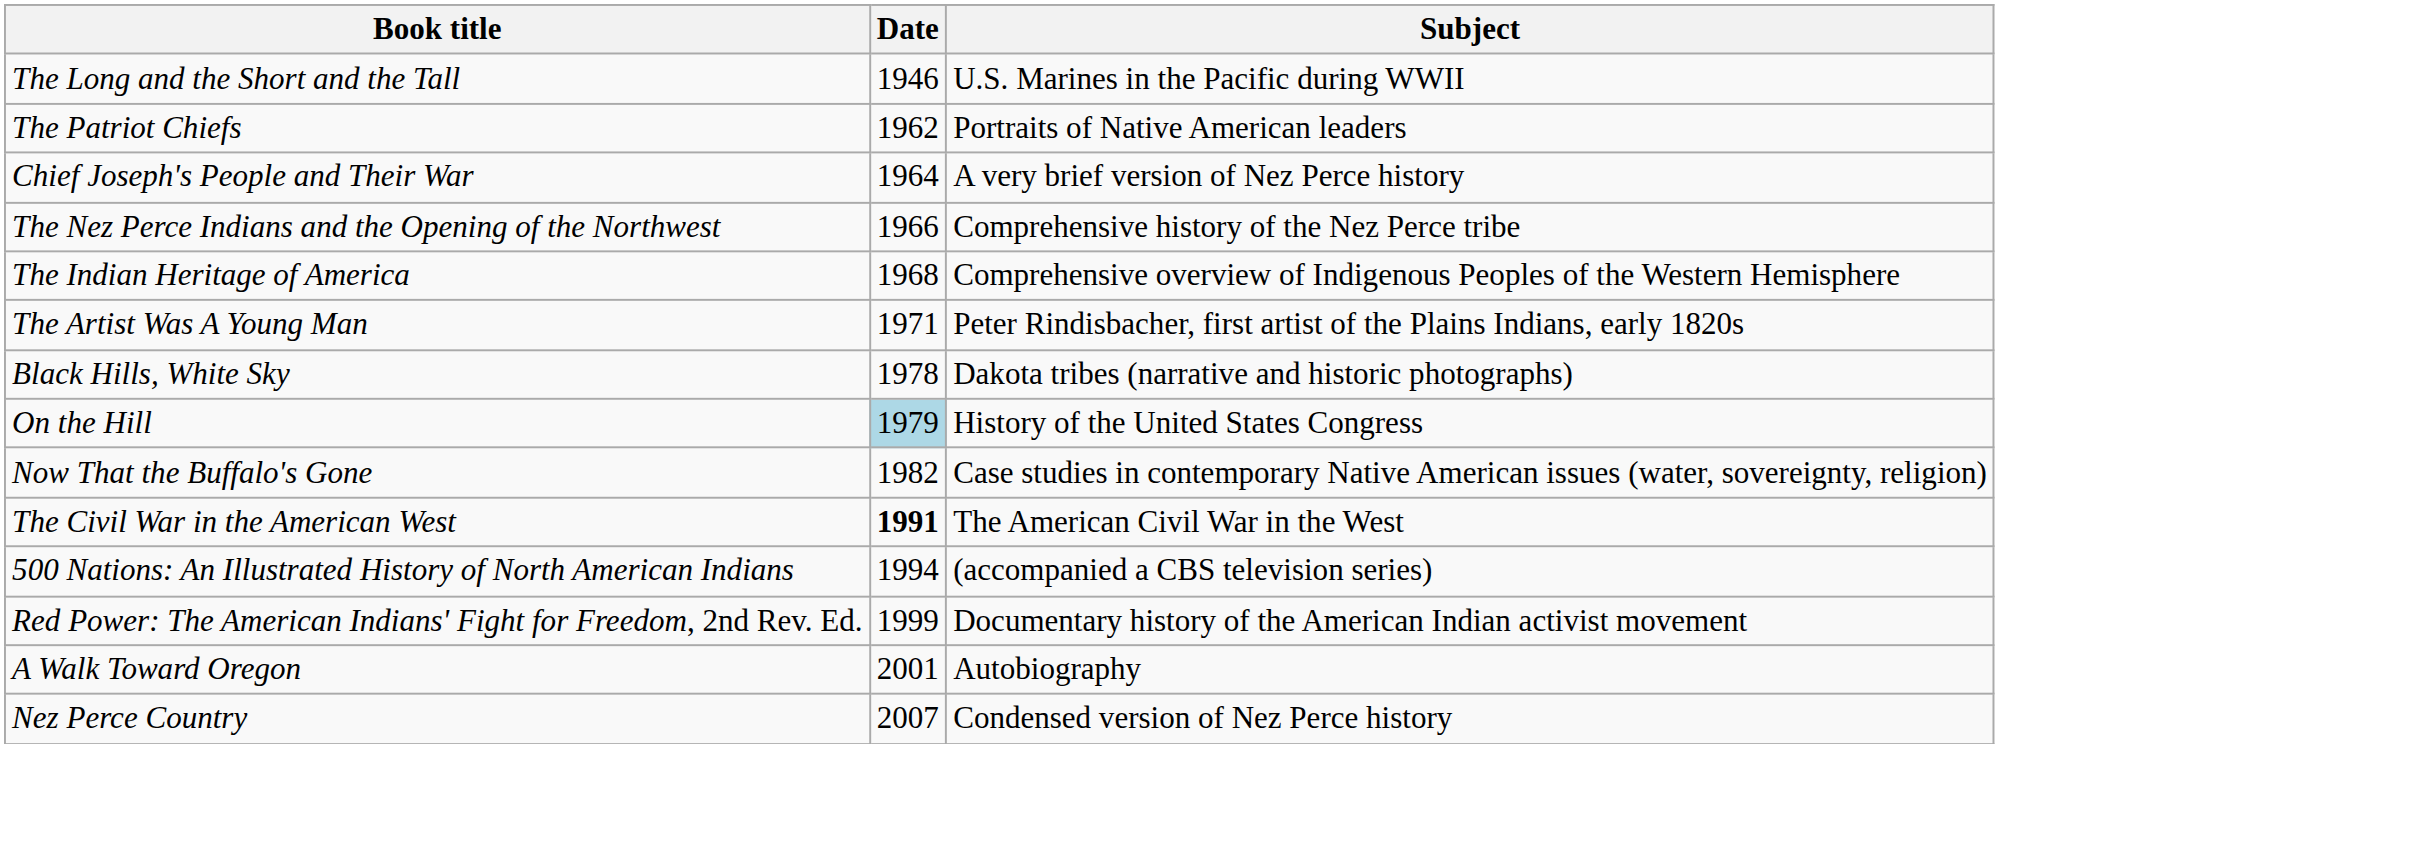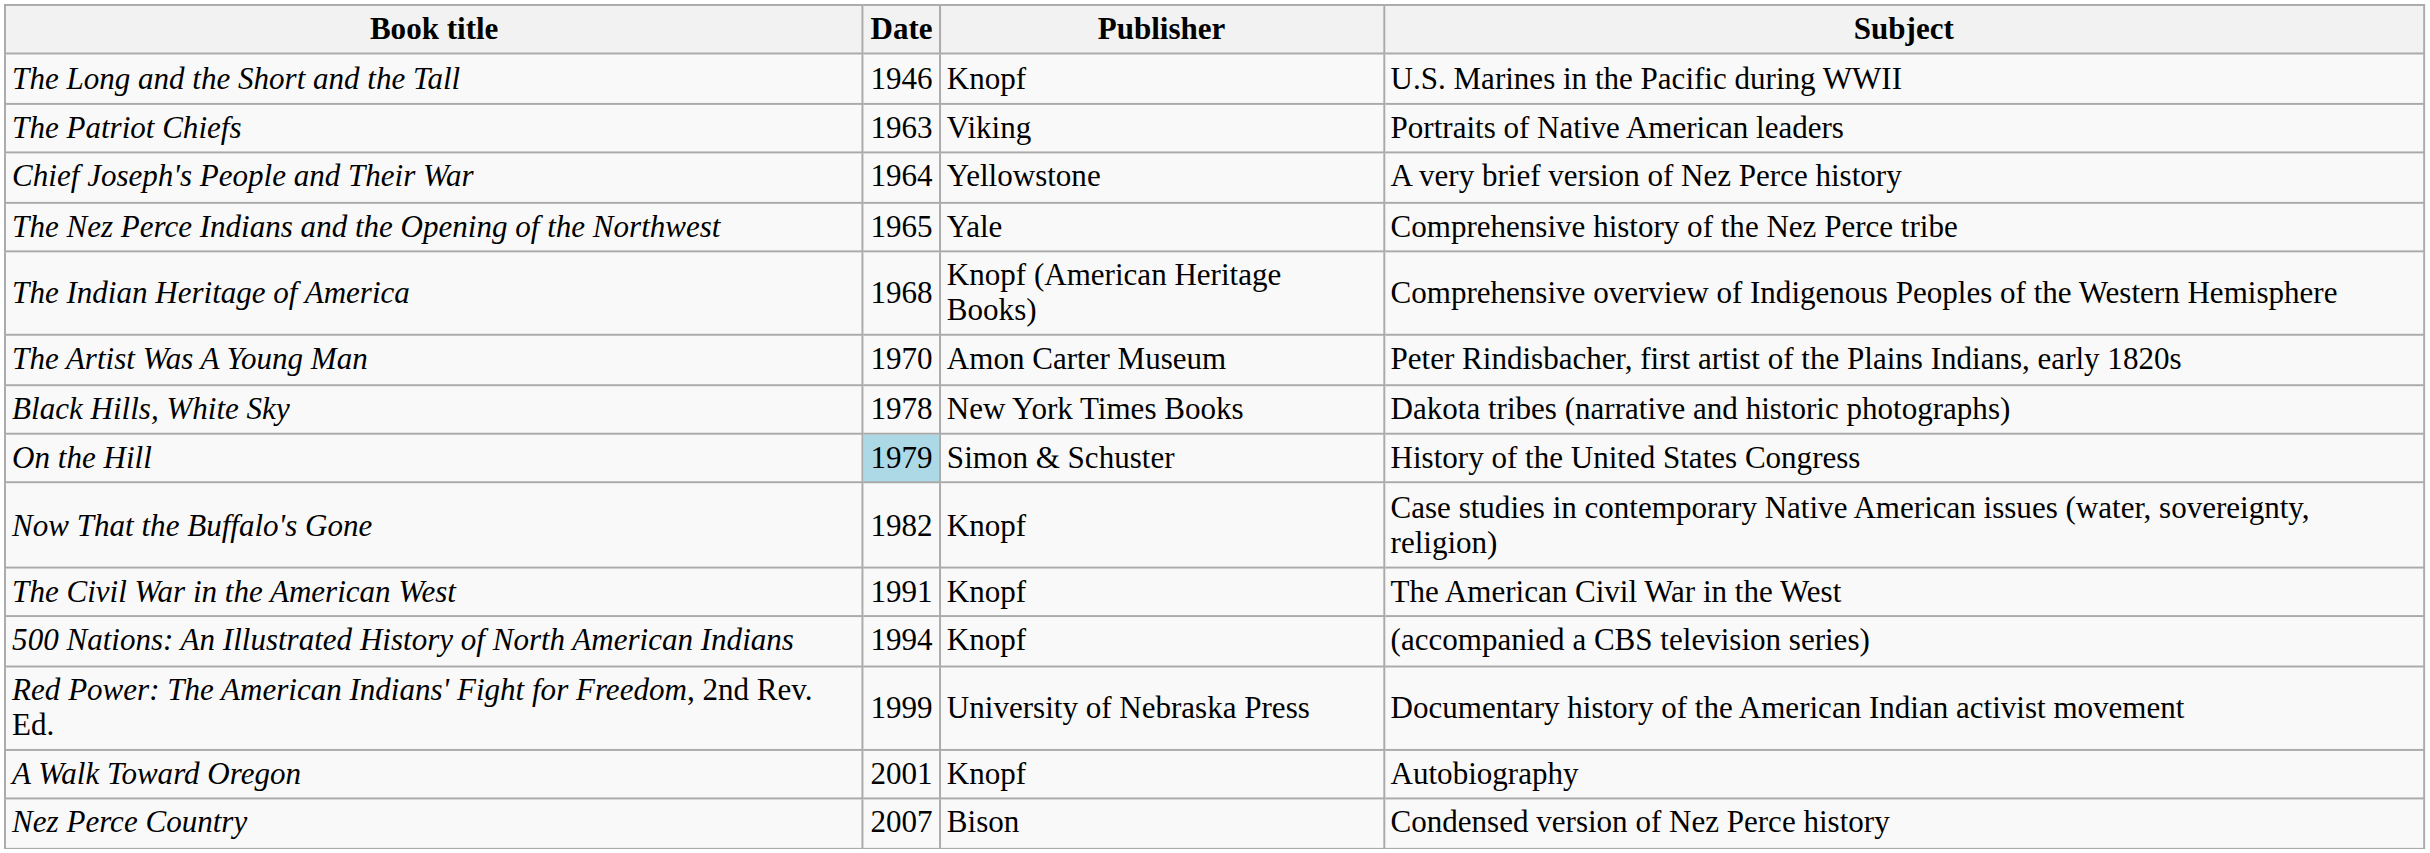+ column: (1162, 29)
(908, 127) 1962 -> (902, 127) 1963
(908, 226) 1966 -> (902, 226) 1965
(908, 324) 1971 -> (902, 359) 1970
(908, 521) bold -> (902, 591) normal
